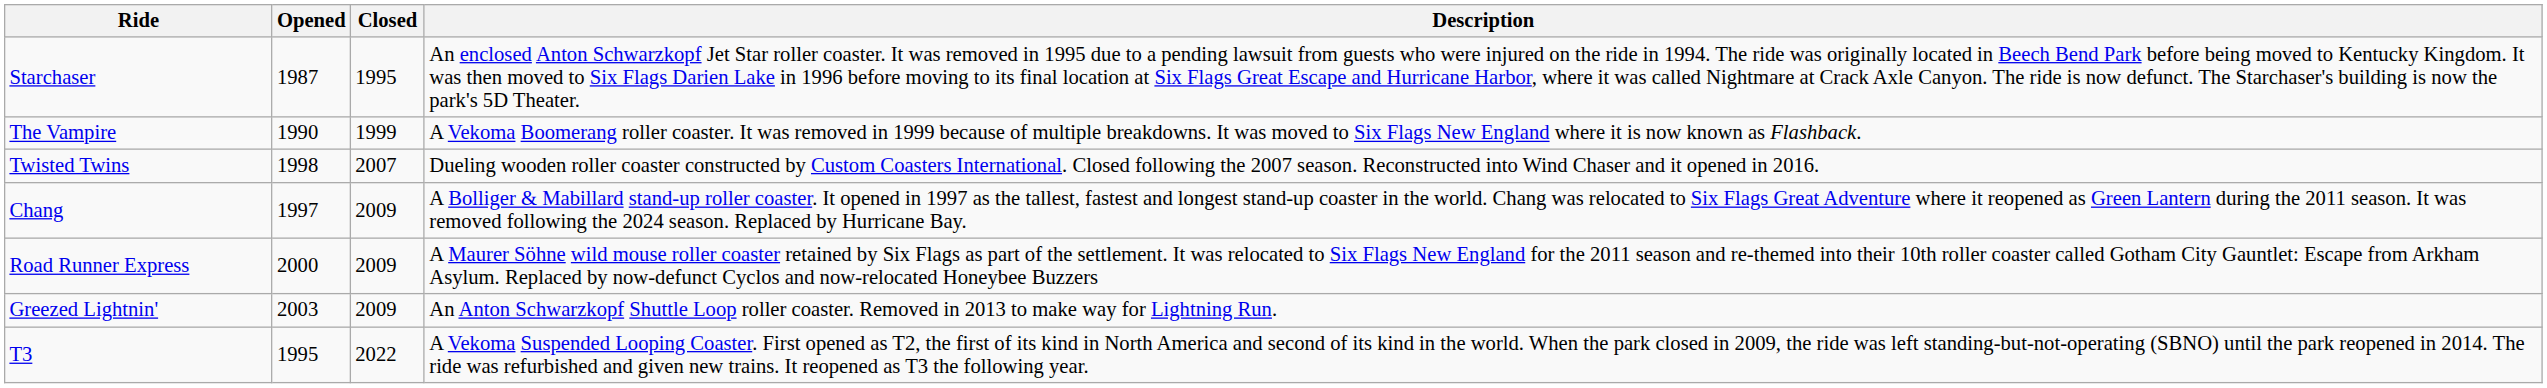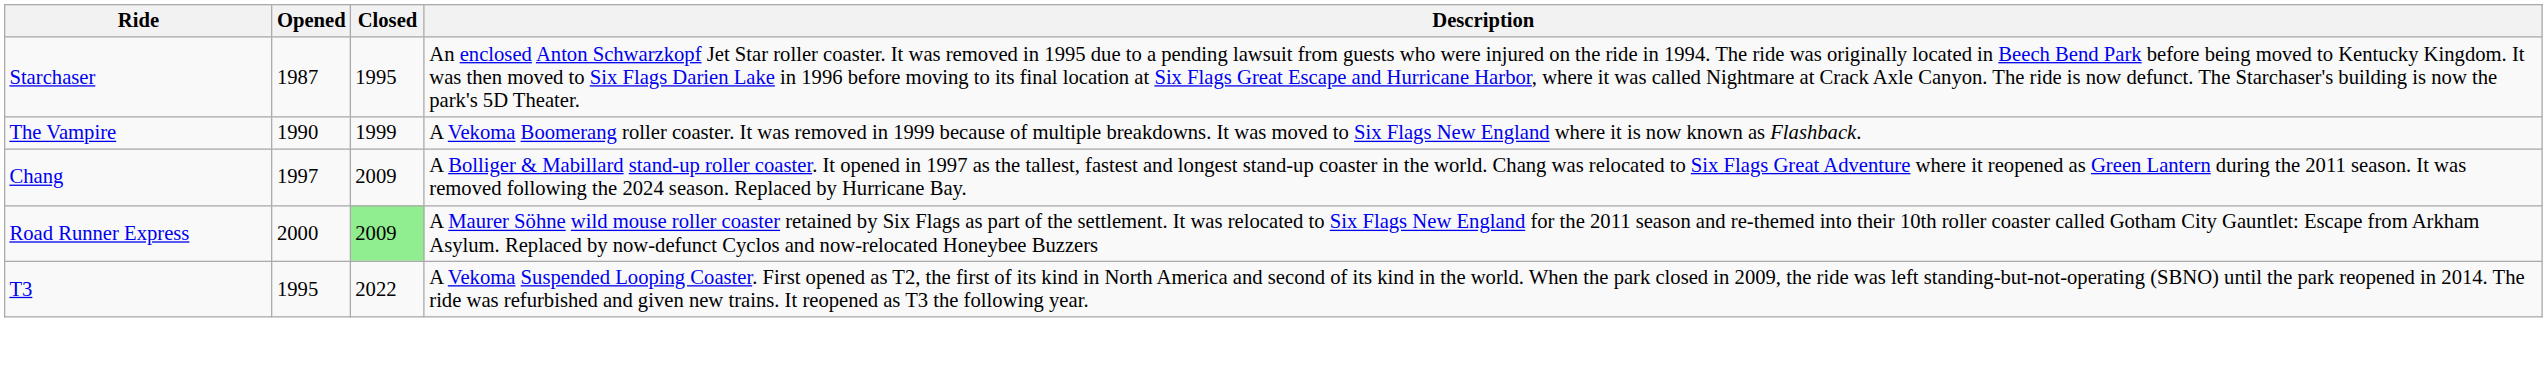- row: (69, 165)
(376, 265) no background -> (376, 233) lightgreen background
- row: (84, 310)
